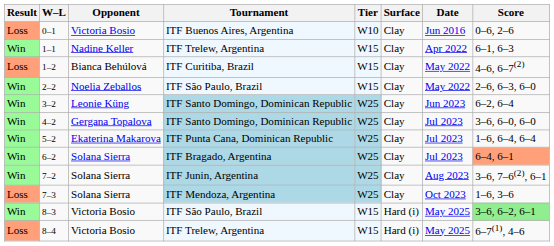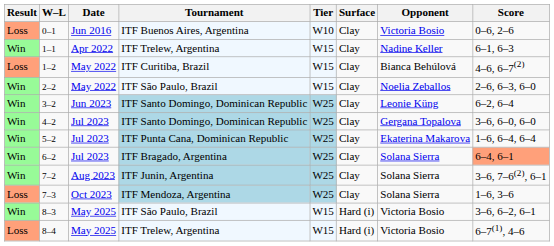columns swapped: (448, 13) <-> (116, 13)
(506, 211) lightgreen background -> (506, 211) no background
